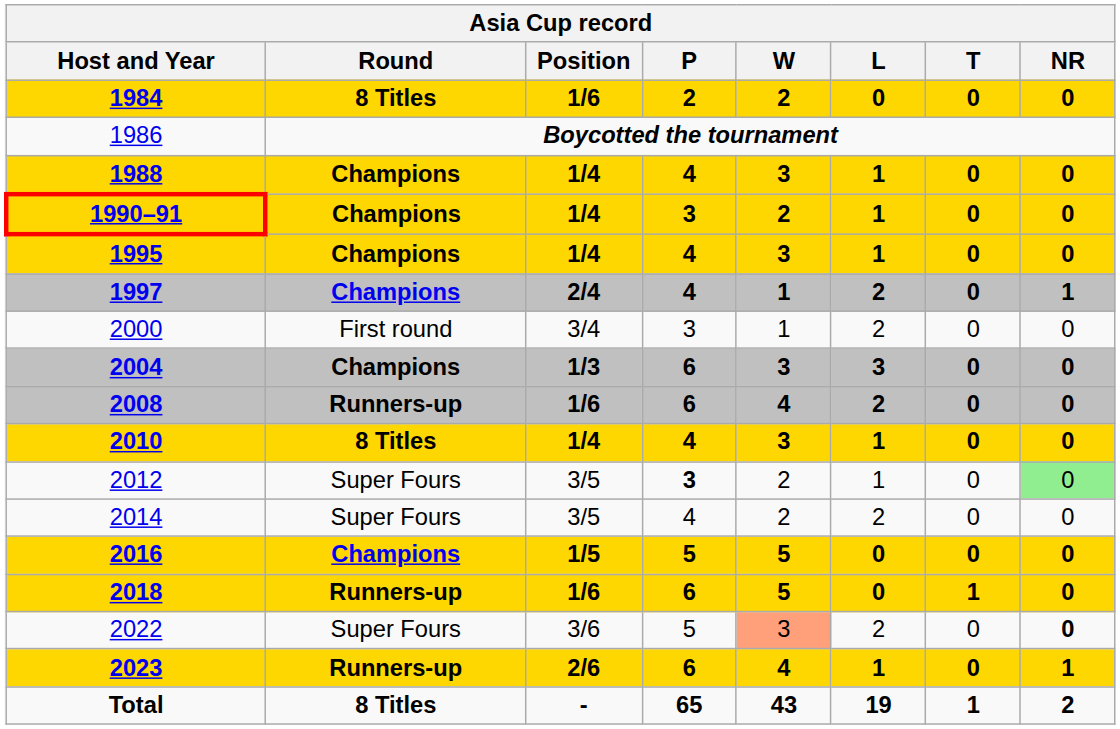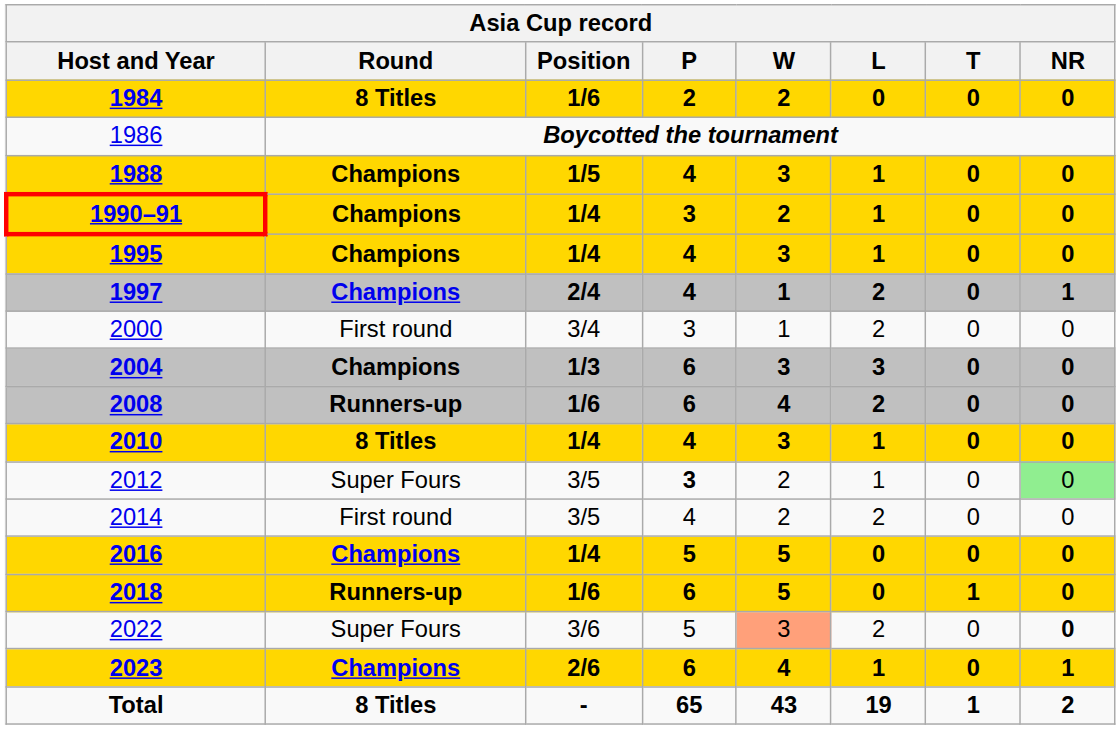(584, 174) 1/4 -> (584, 174) 1/5
(396, 517) Super Fours -> (396, 517) First round
(584, 554) 1/5 -> (584, 554) 1/4
(396, 667) Runners-up -> (396, 667) Champions
